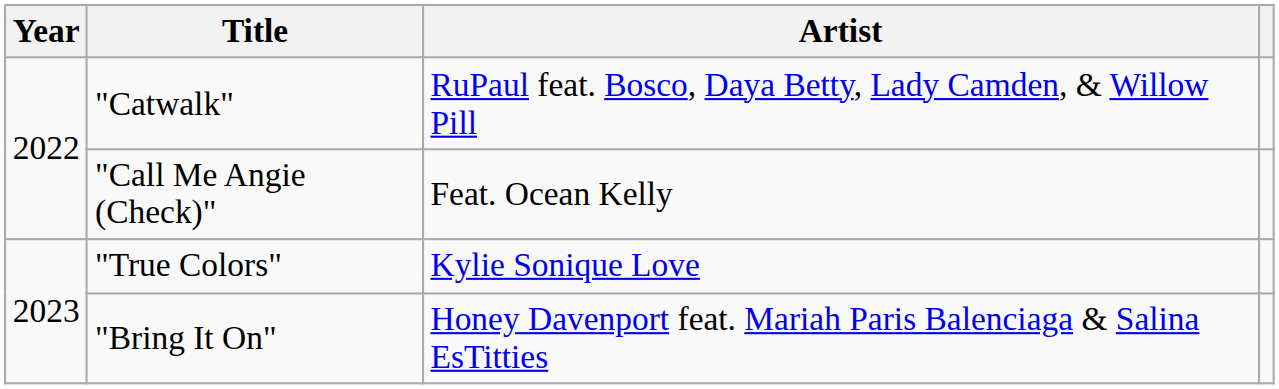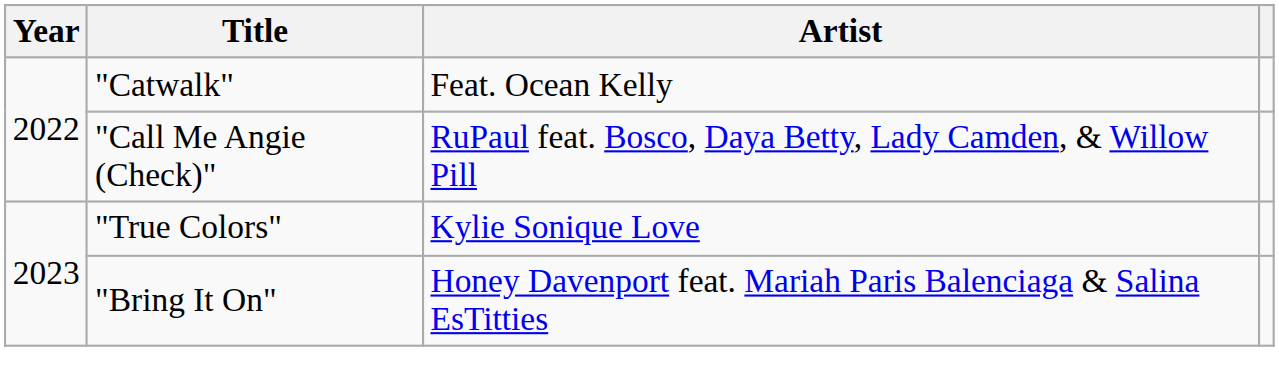(819, 102) RuPaul feat. Bosco, Daya Betty, Lady Camden, & Willow Pill -> (552, 84) Feat. Ocean Kelly
(552, 193) Feat. Ocean Kelly -> (819, 155) RuPaul feat. Bosco, Daya Betty, Lady Camden, & Willow Pill
